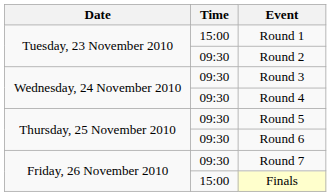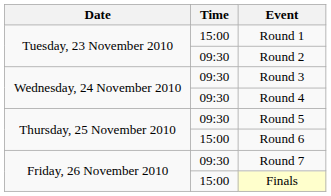(214, 139) 09:30 -> (214, 139) 15:00
